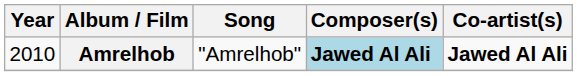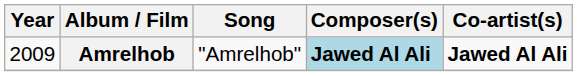(32, 53) 2010 -> (32, 53) 2009
